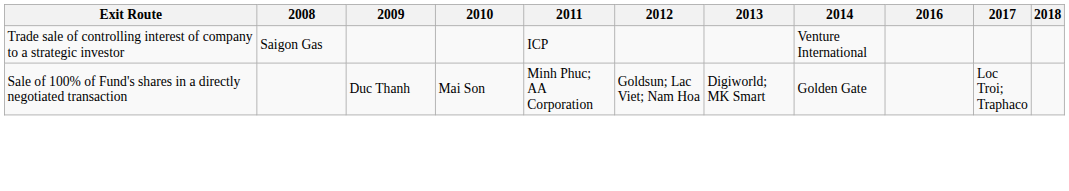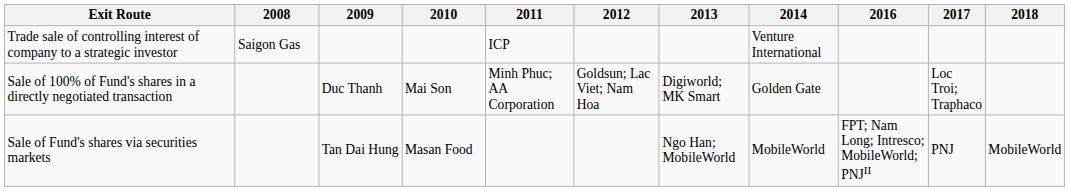+ row: (102, 150)
